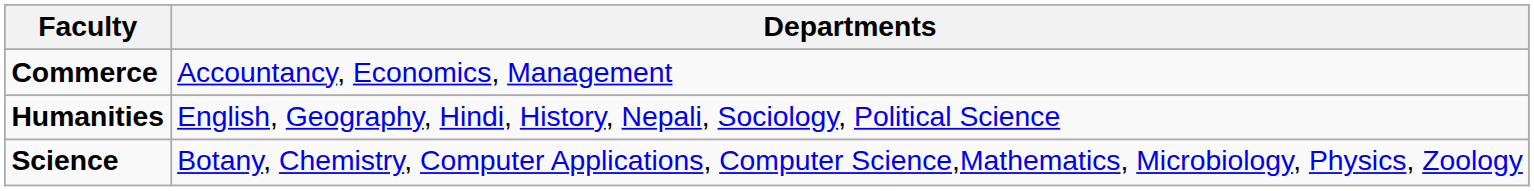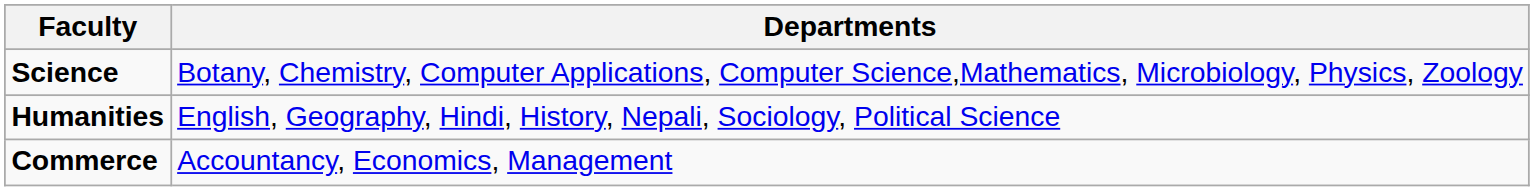rows swapped: (65, 161) <-> (85, 71)
